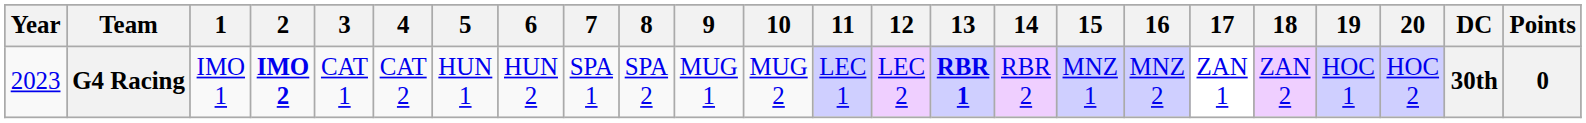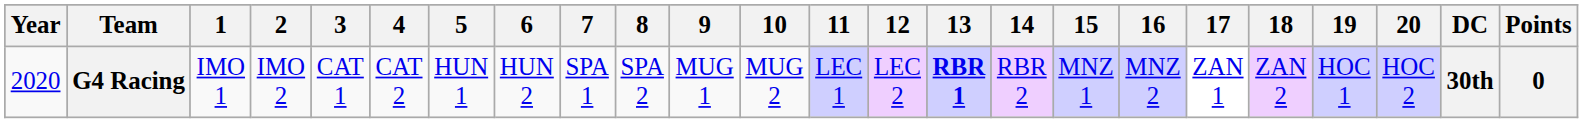(36, 81) 2023 -> (36, 81) 2020
(283, 81) bold -> (281, 81) normal
